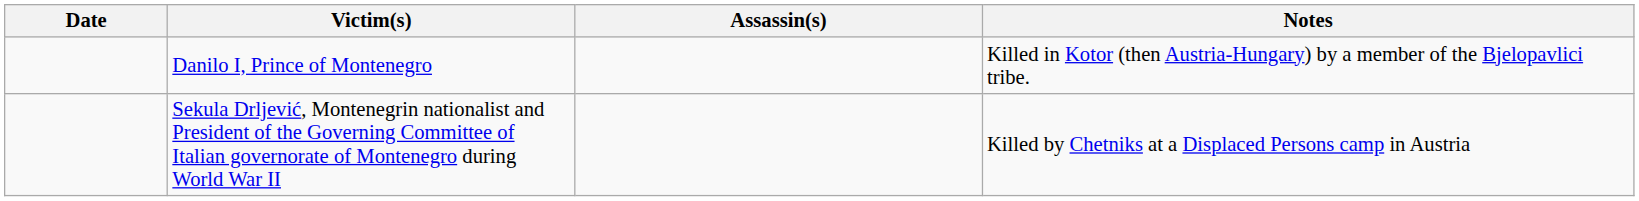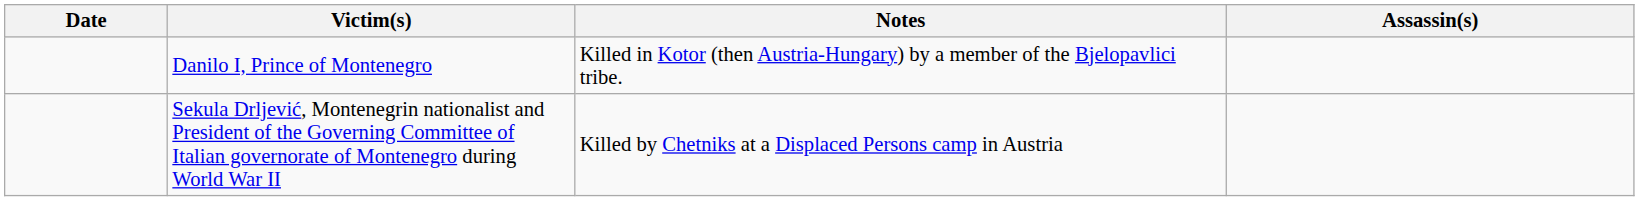columns swapped: (779, 20) <-> (1308, 20)
